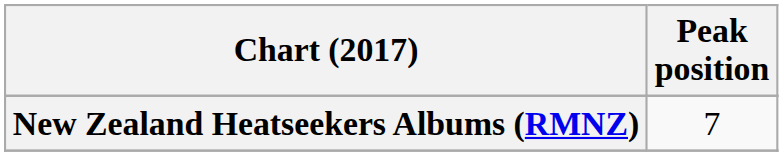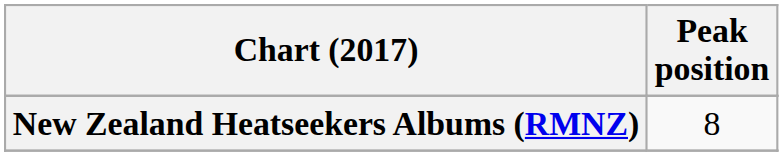(712, 122) 7 -> (712, 122) 8
